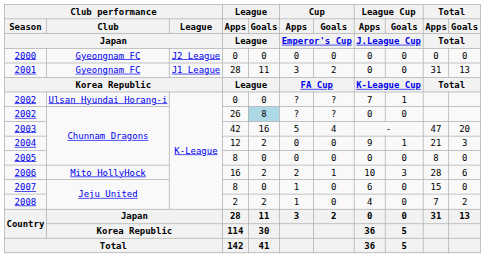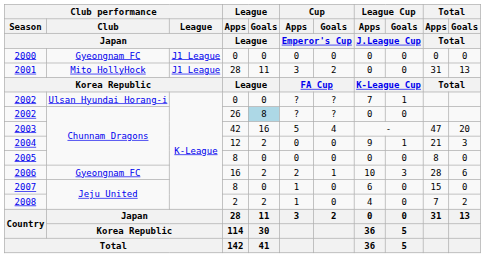(196, 56) J2 League -> (196, 56) J1 League
(108, 70) Gyeongnam FC -> (108, 70) Mito HollyHock
(108, 172) Mito HollyHock -> (108, 172) Gyeongnam FC
